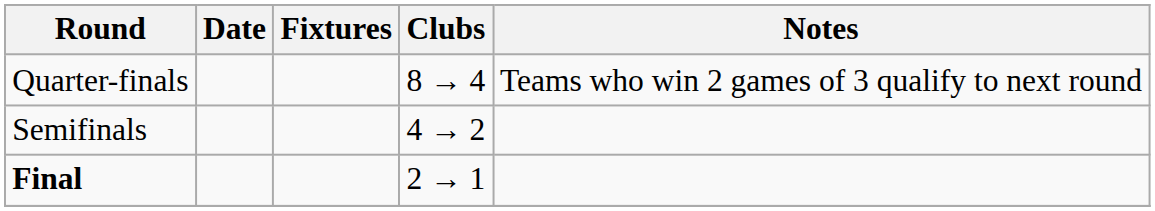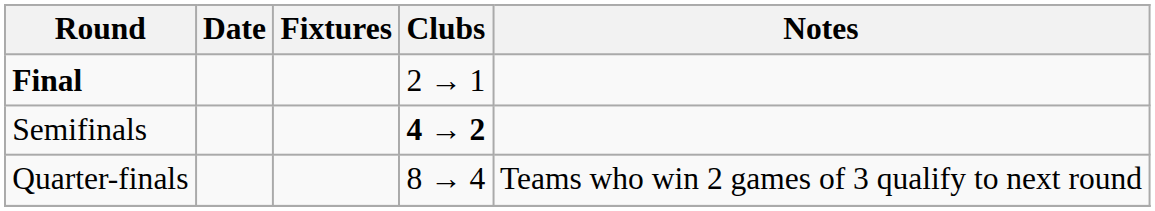rows swapped: (100, 79) <-> (47, 179)
(446, 129) normal -> (446, 129) bold
